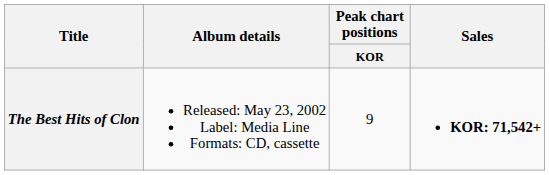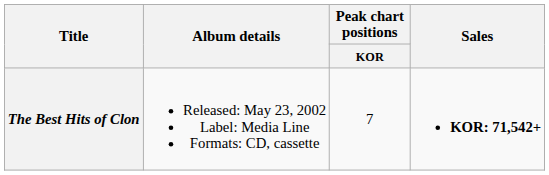(370, 118) 9 -> (370, 118) 7
